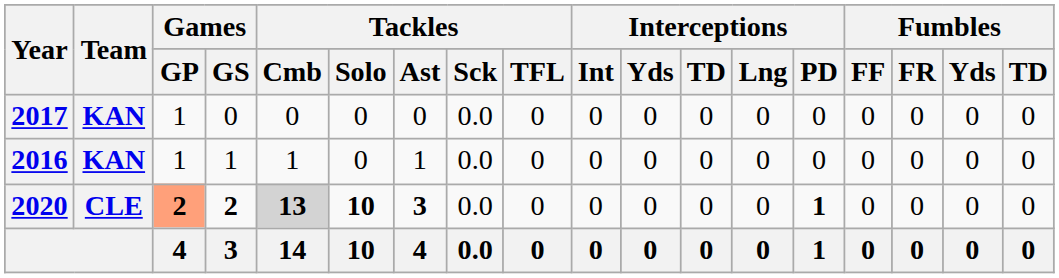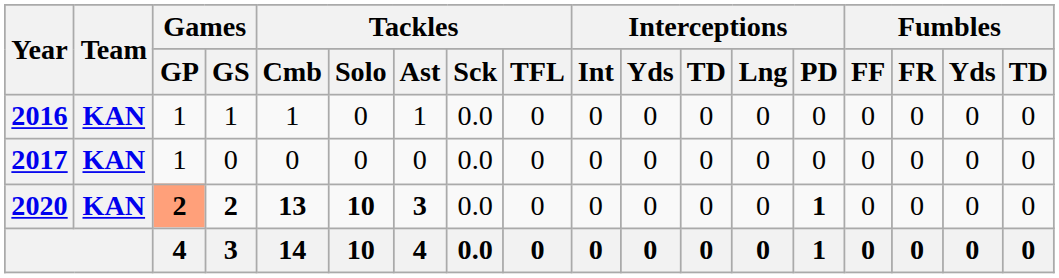rows swapped: (40, 160) <-> (40, 116)
(114, 205) CLE -> (114, 205) KAN
(292, 205) lightgrey background -> (292, 205) no background
